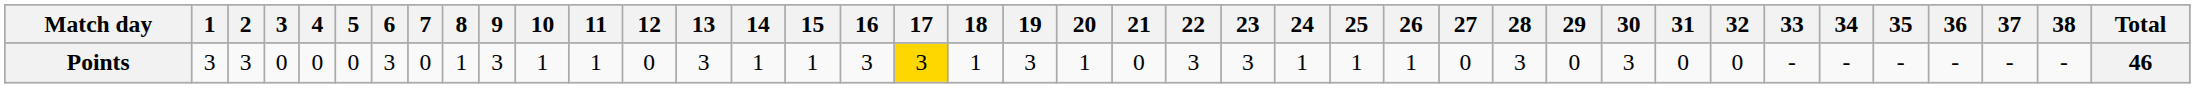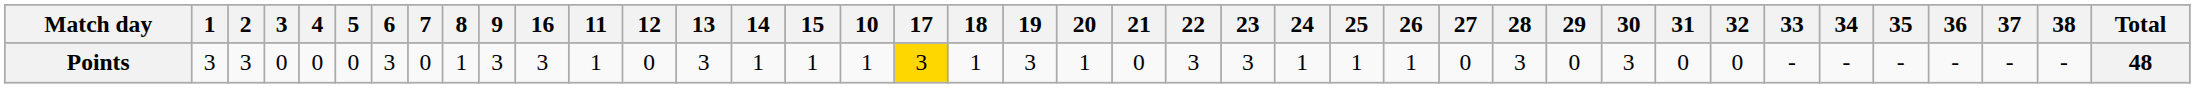columns swapped: (542, 23) <-> (867, 23)
(2141, 62) 46 -> (2141, 62) 48
